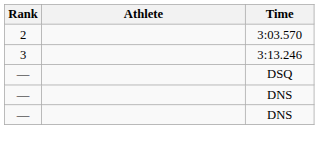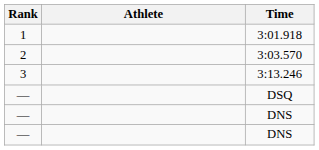+ row: (23, 34)
